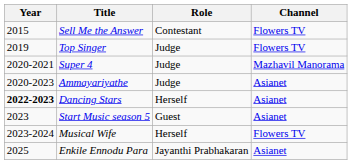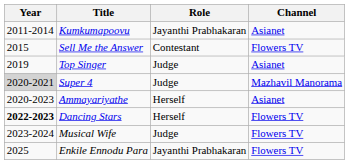+ row: (94, 30)
(279, 47) Flowers TV -> (268, 64) Asianet
(30, 64) no background -> (30, 82) lightgrey background
(168, 82) Judge -> (169, 99) Herself
(270, 99) Asianet -> (277, 116) Flowers TV
- row: (104, 116)
(171, 133) Herself -> (166, 133) Judge
(270, 151) Asianet -> (277, 151) Flowers TV
